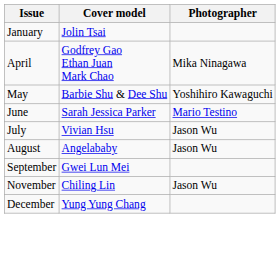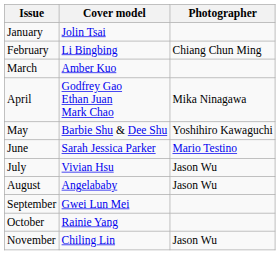+ row: (28, 50)
+ row: (22, 68)
+ row: (26, 222)
- row: (31, 203)
